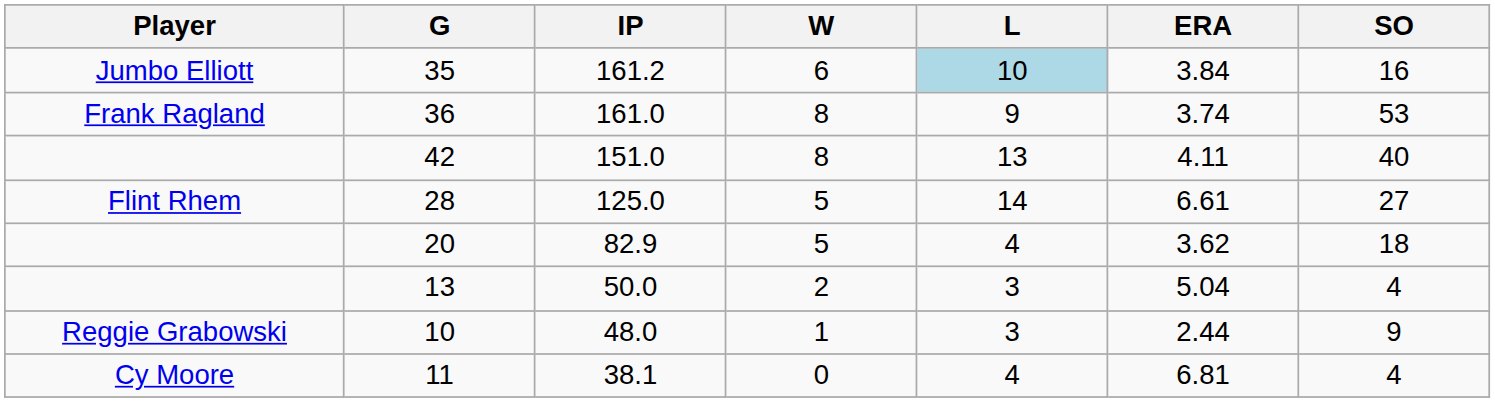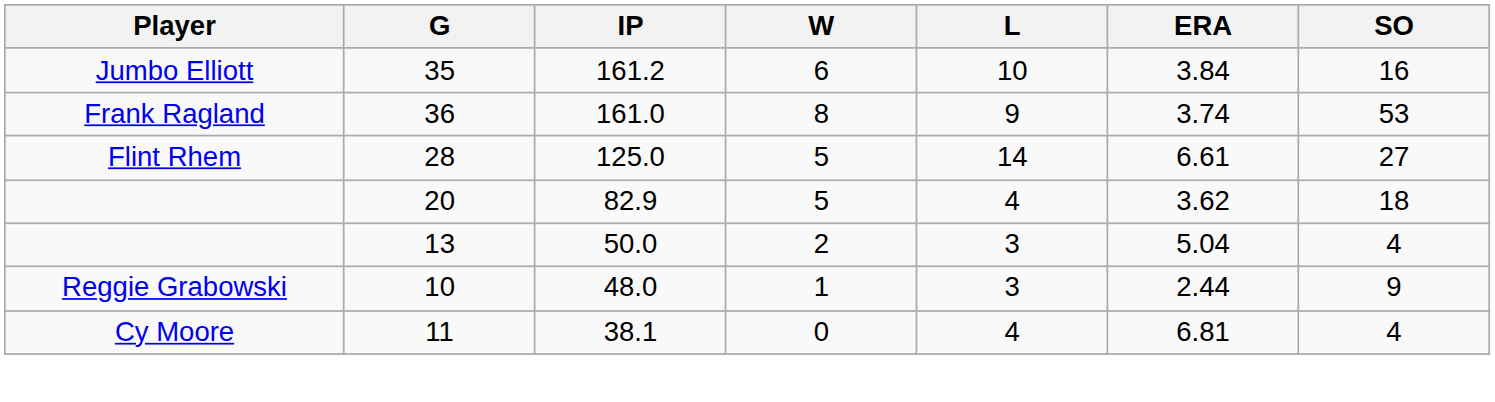(1012, 69) lightblue background -> (1012, 69) no background
- row: (440, 157)
